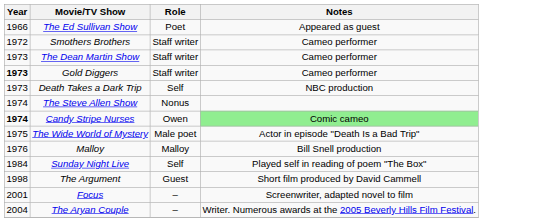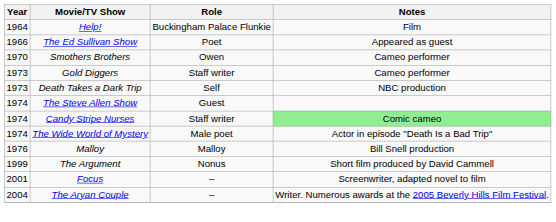+ row: (90, 27)
(17, 42) 1972 -> (17, 57) 1970
(175, 42) Staff writer -> (212, 57) Owen
- row: (90, 57)
(17, 73) bold -> (17, 73) normal
(175, 103) Nonus -> (212, 103) Guest
(17, 118) bold -> (17, 118) normal
(175, 118) Owen -> (212, 118) Staff writer
(17, 133) 1975 -> (17, 133) 1974
- row: (90, 164)
(17, 179) 1998 -> (17, 164) 1999
(175, 179) Guest -> (212, 164) Nonus
